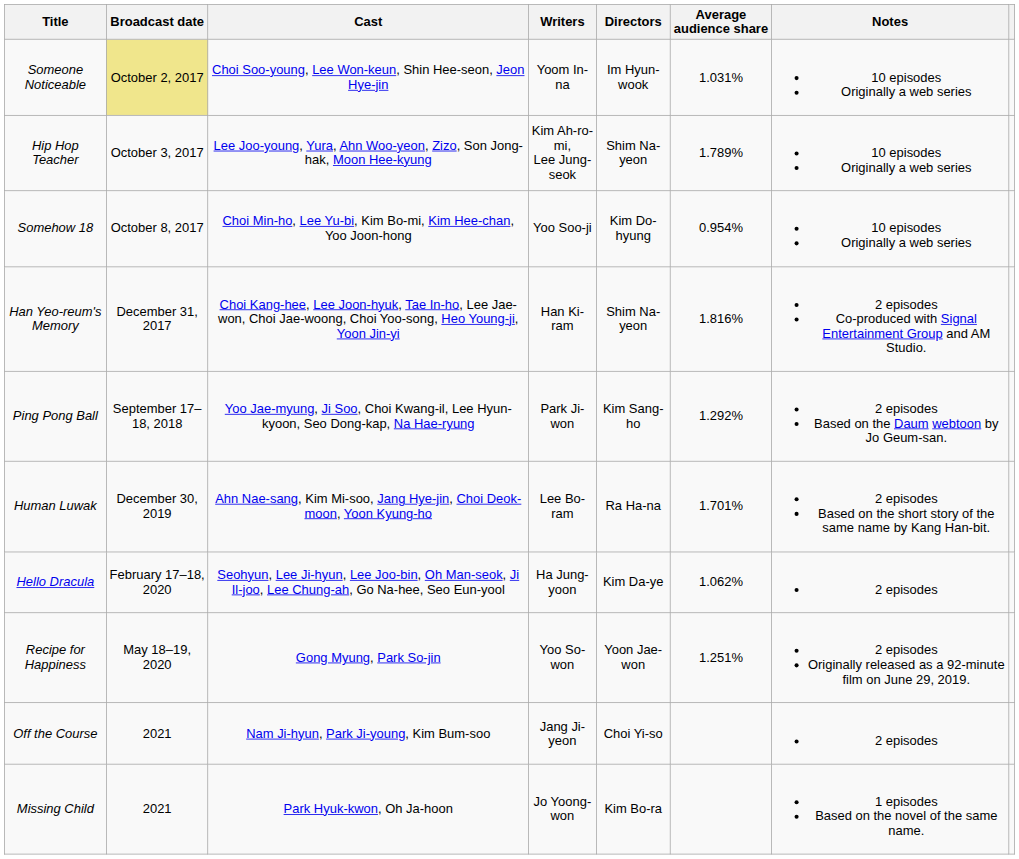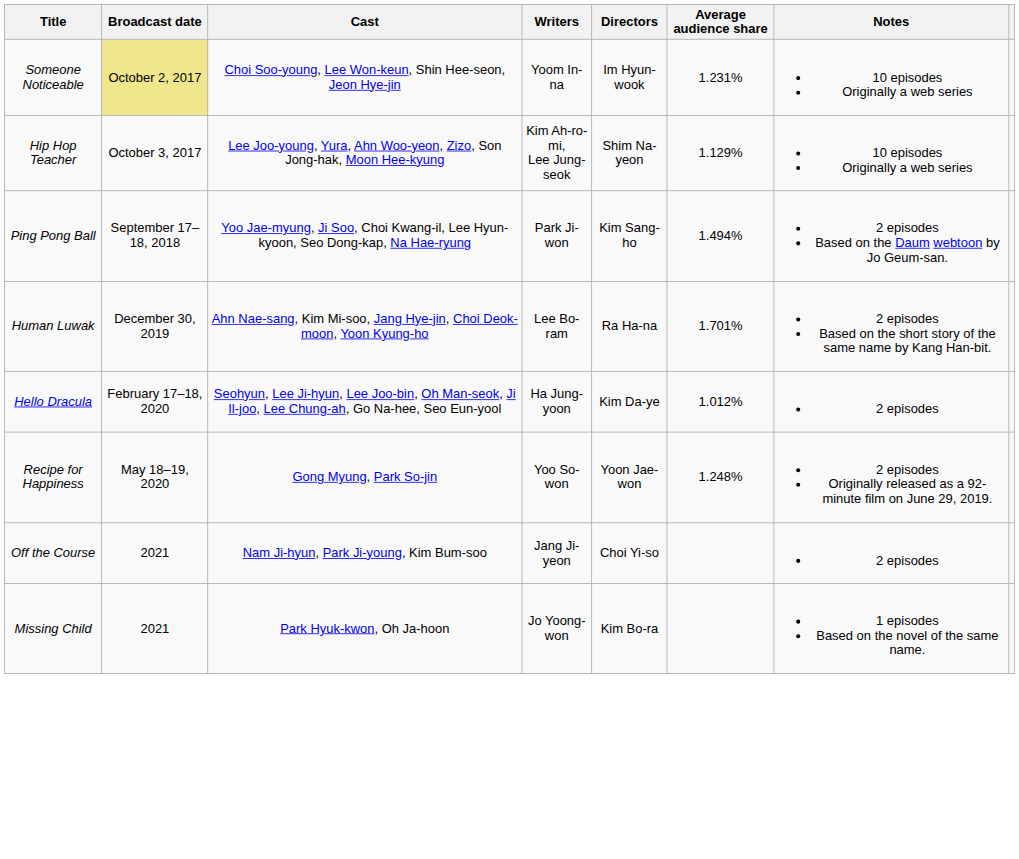(721, 77) 1.031% -> (721, 77) 1.231%
(721, 153) 1.789% -> (721, 153) 1.129%
- row: (55, 228)
- row: (55, 318)
(721, 416) 1.292% -> (721, 236) 1.494%
(721, 582) 1.062% -> (721, 401) 1.012%
(721, 657) 1.251% -> (721, 477) 1.248%
